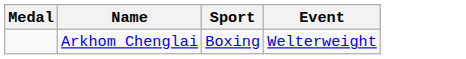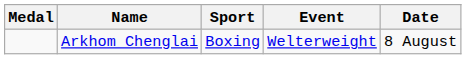+ column: (421, 17)
